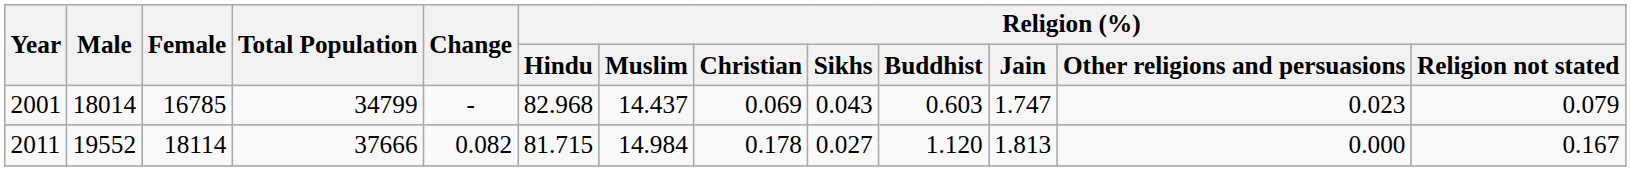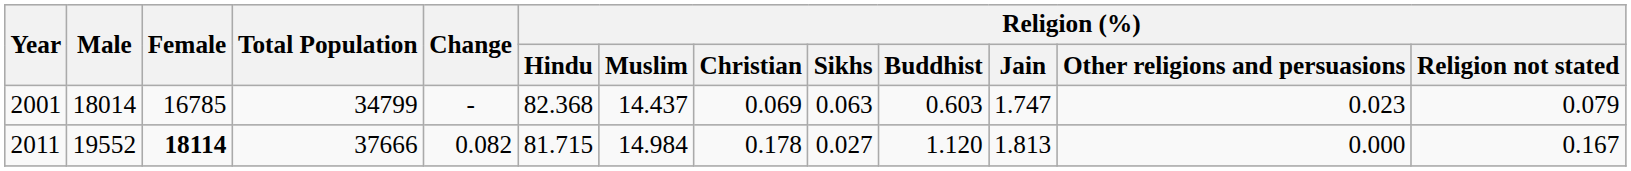(558, 104) 82.968 -> (558, 104) 82.368
(844, 104) 0.043 -> (844, 104) 0.063
(195, 144) normal -> (195, 144) bold
